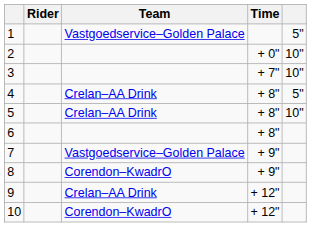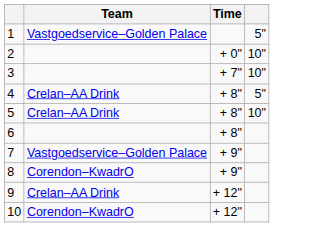- column: (43, 14)
